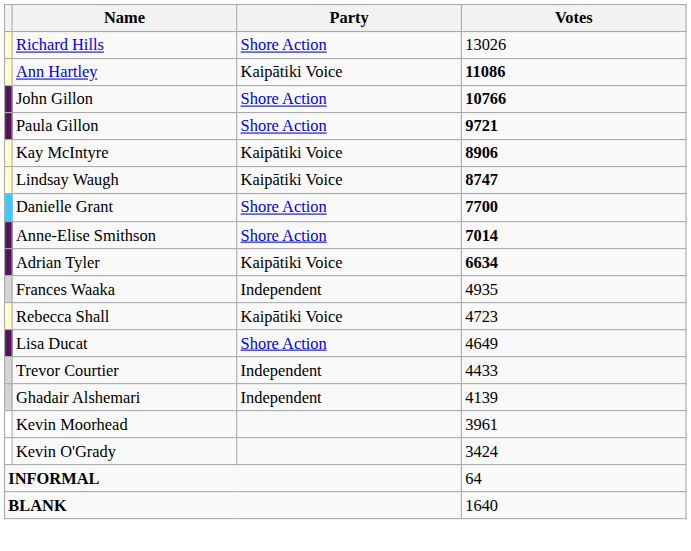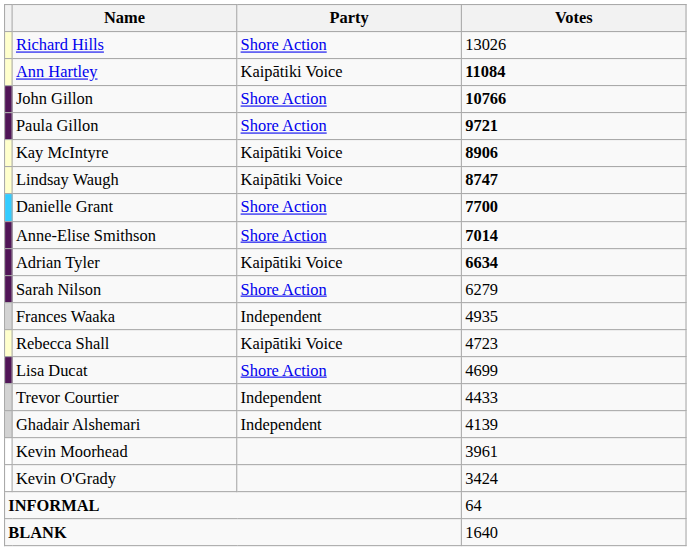(485, 72) 11086 -> (485, 72) 11084
+ row: (59, 288)
(482, 343) 4649 -> (482, 370) 4699
